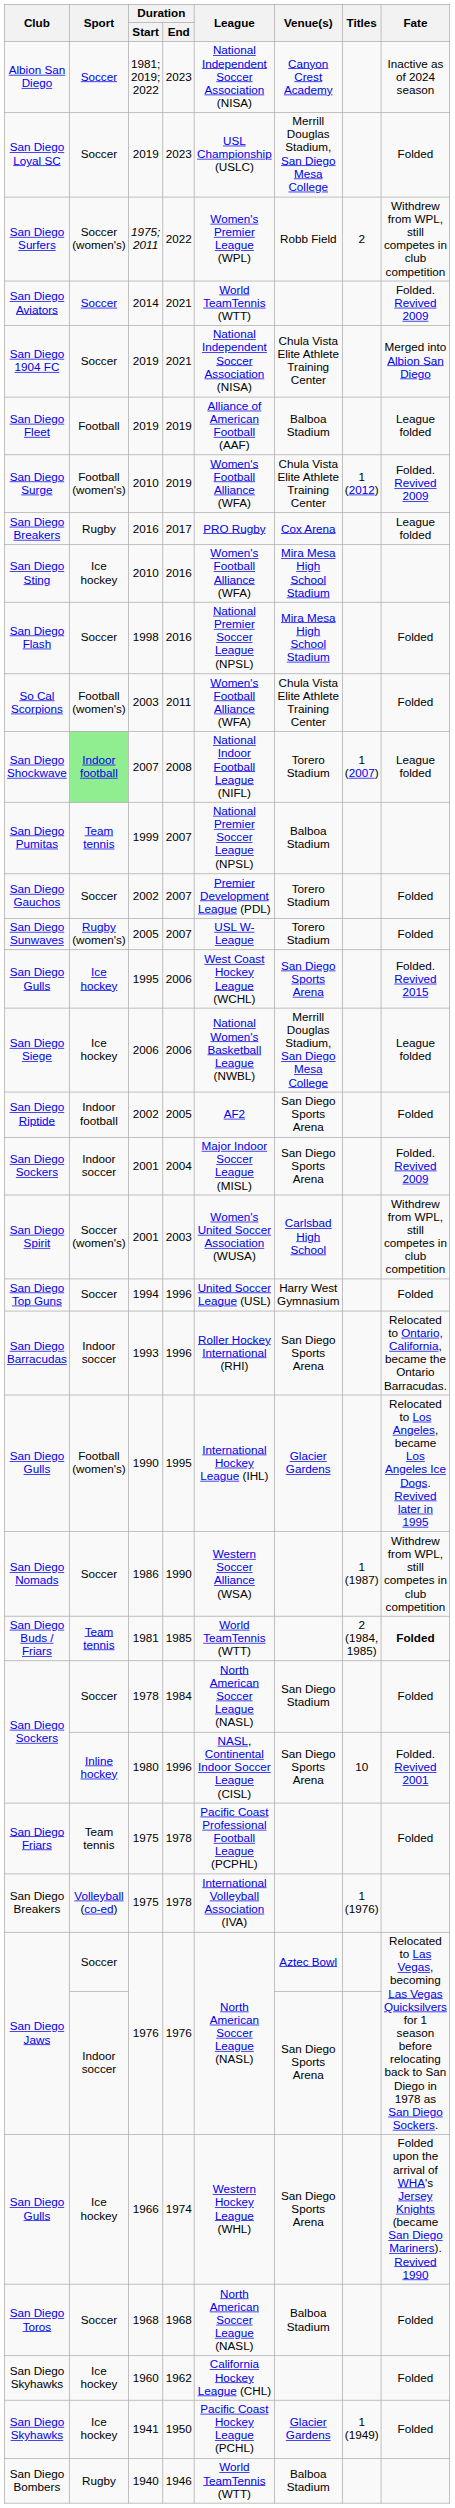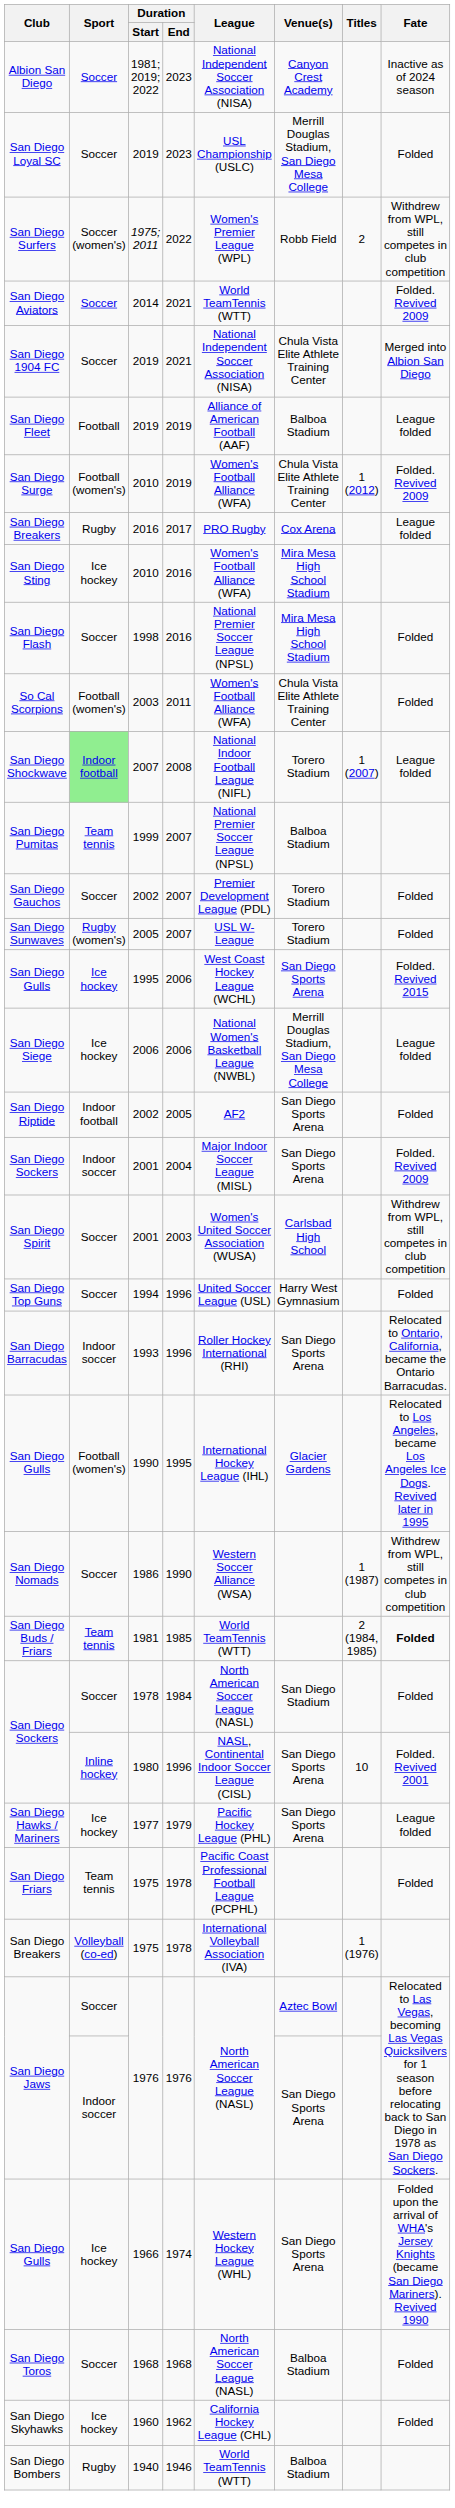(99, 1237) Soccer (women's) -> (99, 1237) Soccer
+ row: (37, 1825)
- row: (37, 2429)
